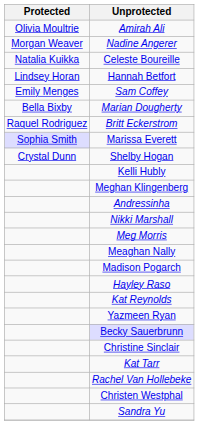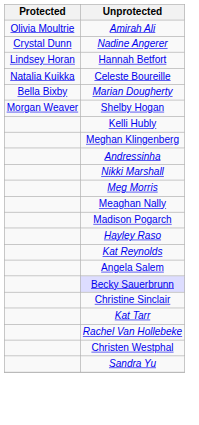(47, 44) Morgan Weaver -> (42, 44) Crystal Dunn
rows swapped: (142, 76) <-> (142, 60)
- row: (142, 92)
- row: (142, 124)
- row: (142, 140)
(47, 156) Crystal Dunn -> (42, 108) Morgan Weaver
- row: (142, 316)
+ row: (132, 268)
